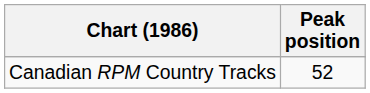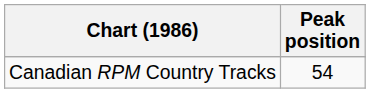(322, 72) 52 -> (322, 72) 54
